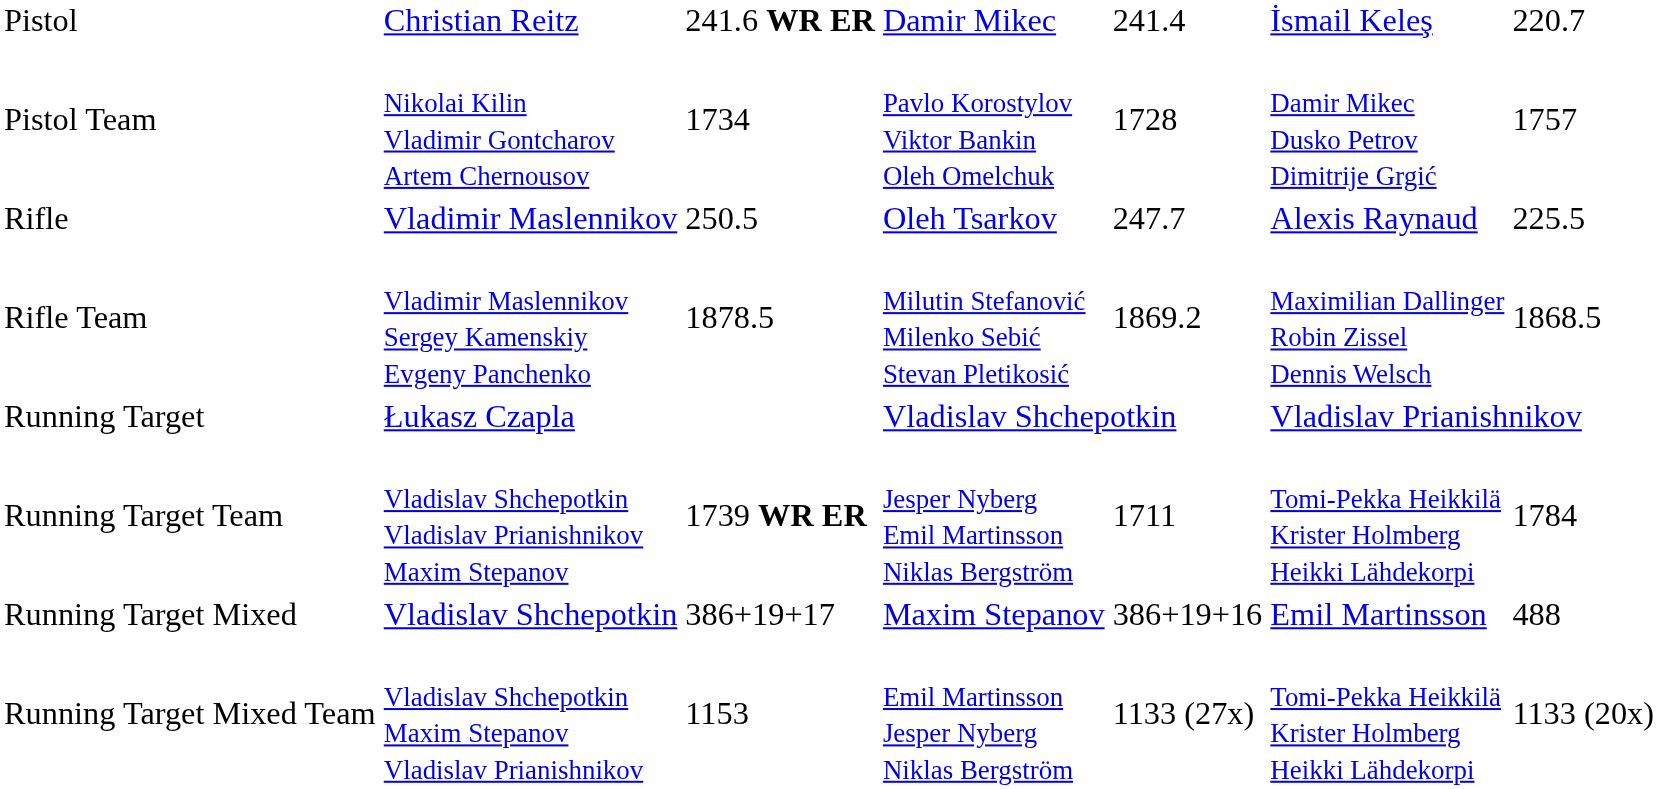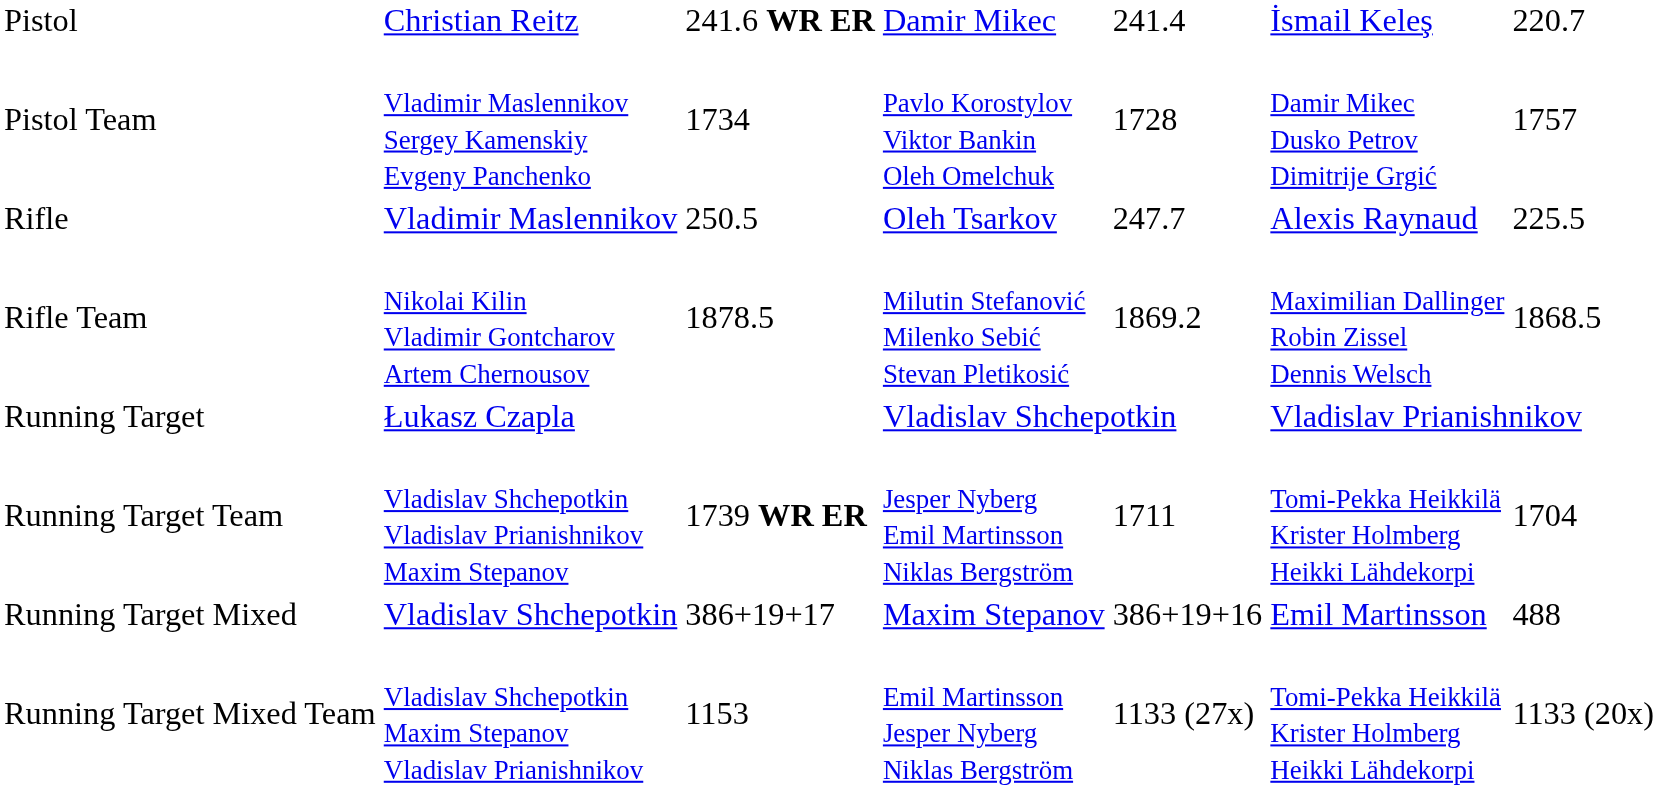(499, 139) Nikolai Kilin Vladimir Gontcharov Artem Chernousov -> (506, 139) Vladimir Maslennikov Sergey Kamenskiy Evgeny Panchenko
(506, 337) Vladimir Maslennikov Sergey Kamenskiy Evgeny Panchenko -> (499, 337) Nikolai Kilin Vladimir Gontcharov Artem Chernousov
(1545, 515) 1784 -> (1545, 515) 1704
